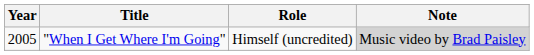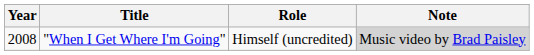(22, 38) 2005 -> (22, 38) 2008
